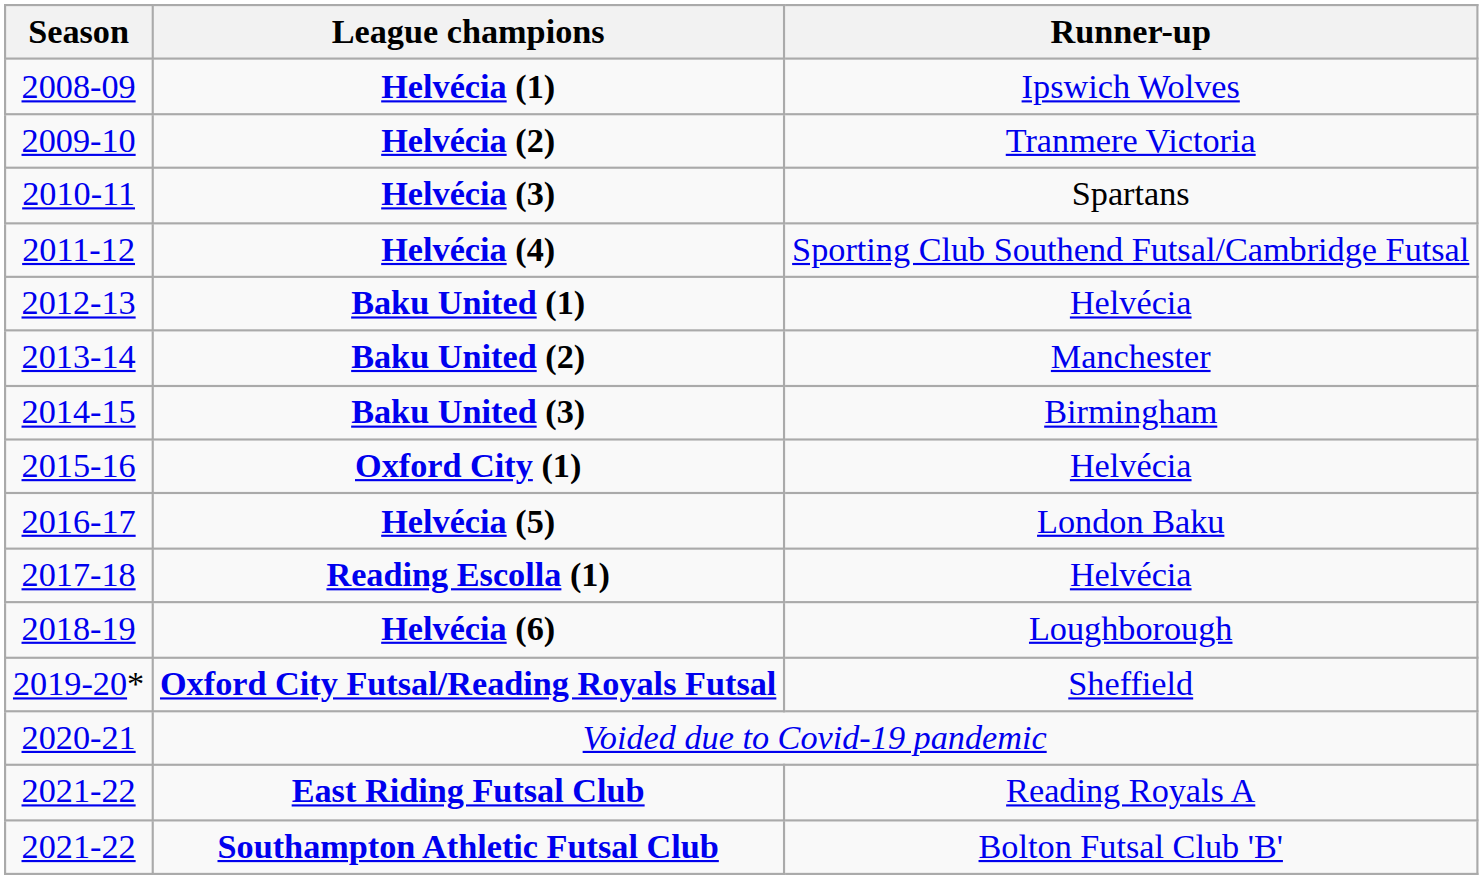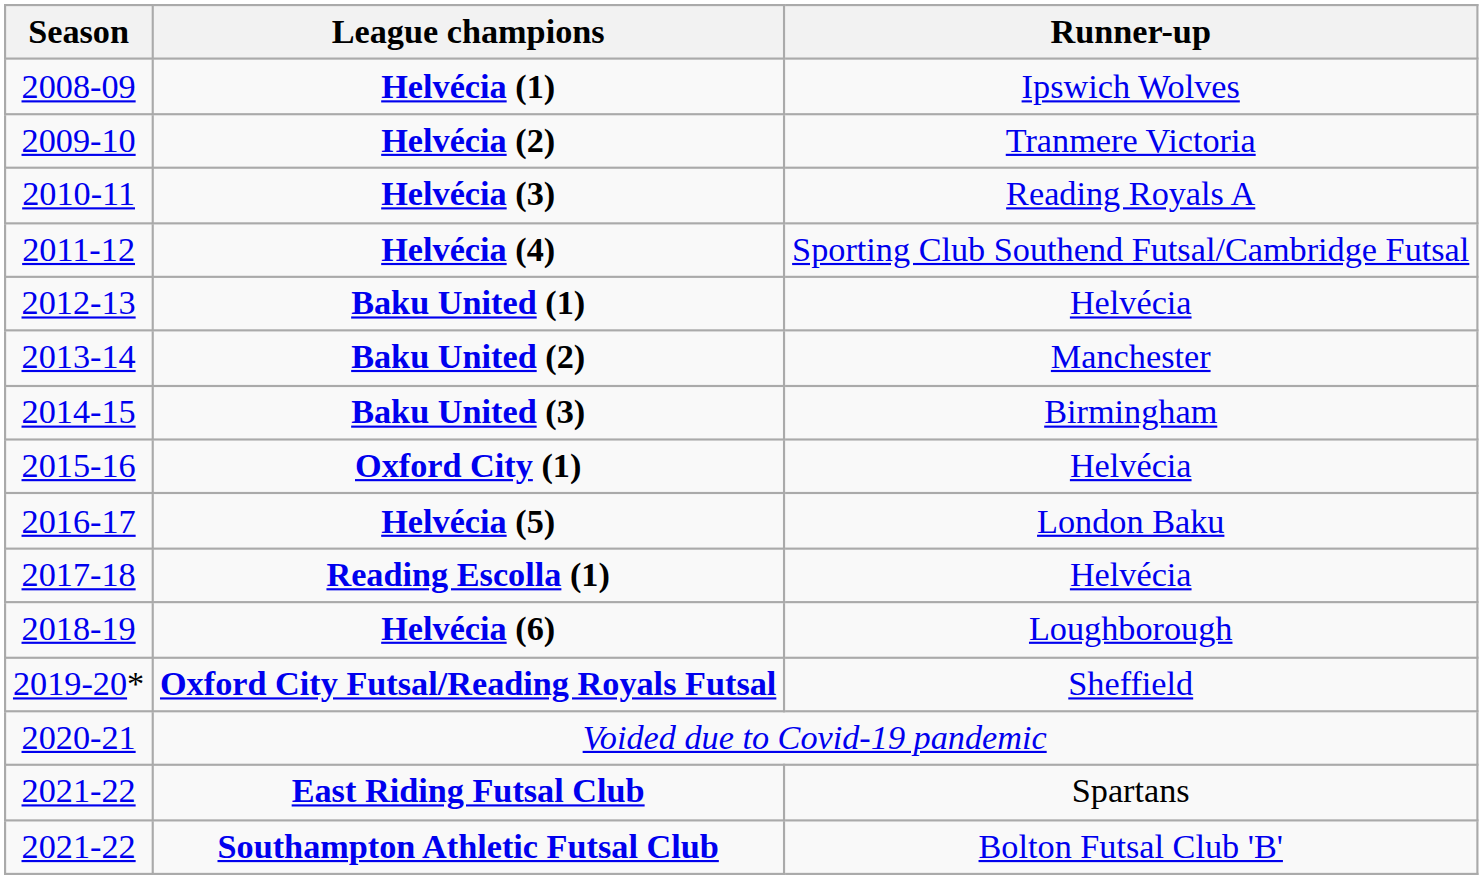(1131, 194) Spartans -> (1131, 194) Reading Royals A
(1131, 791) Reading Royals A -> (1131, 791) Spartans
